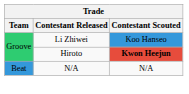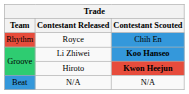+ row: (73, 39)
(146, 39) normal -> (148, 54) bold
